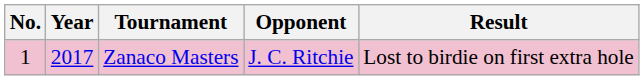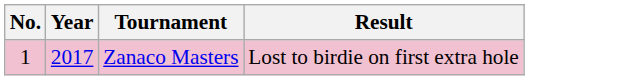- column: (301, 22)
